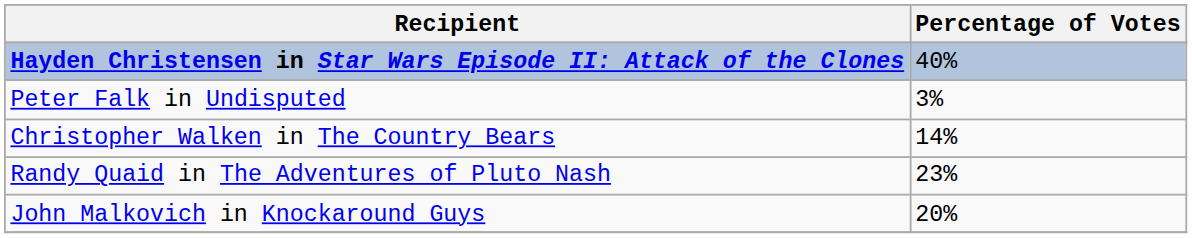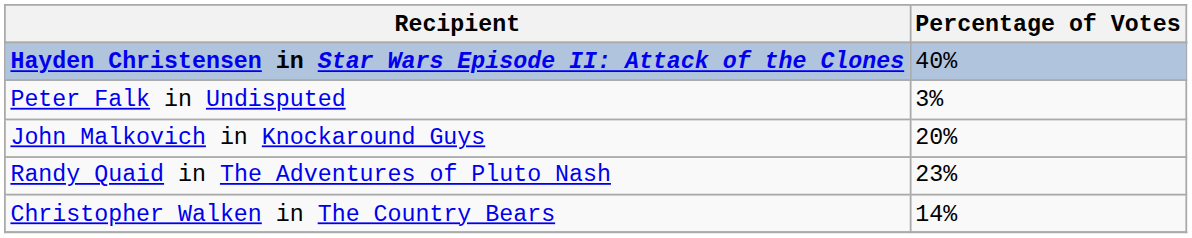rows swapped: (248, 213) <-> (283, 138)
